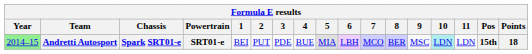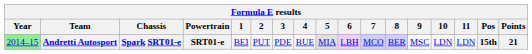(443, 41) paleturquoise background -> (443, 41) no background
(513, 41) 18 -> (513, 41) 21
